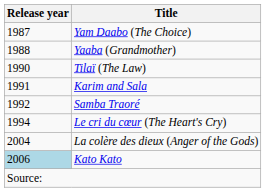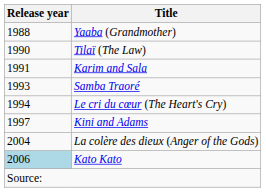- row: (133, 31)
(19, 104) 1992 -> (19, 86) 1993
+ row: (111, 123)
